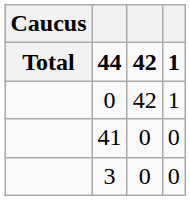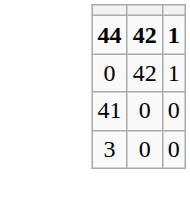- column: (49, 23)
